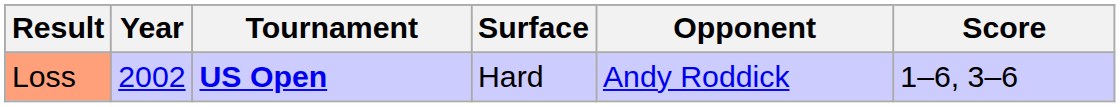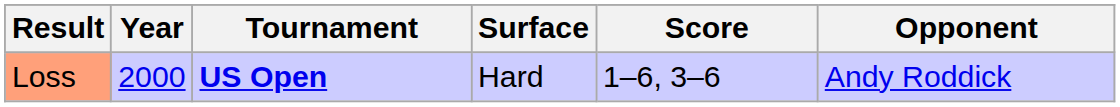columns swapped: (745, 28) <-> (1004, 28)
(152, 76) 2002 -> (152, 76) 2000
